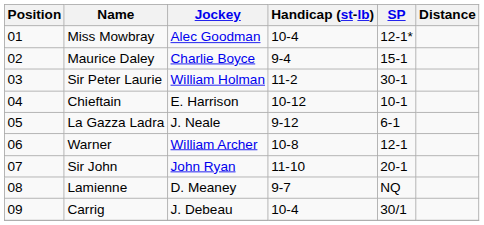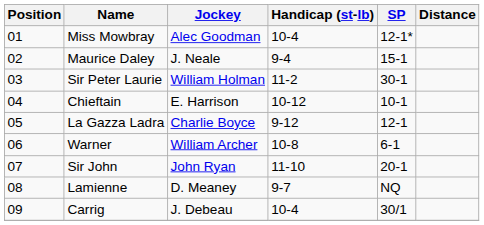(213, 58) Charlie Boyce -> (195, 58) J. Neale
(195, 123) J. Neale -> (213, 123) Charlie Boyce
(390, 123) 6-1 -> (394, 123) 12-1
(394, 144) 12-1 -> (390, 144) 6-1
